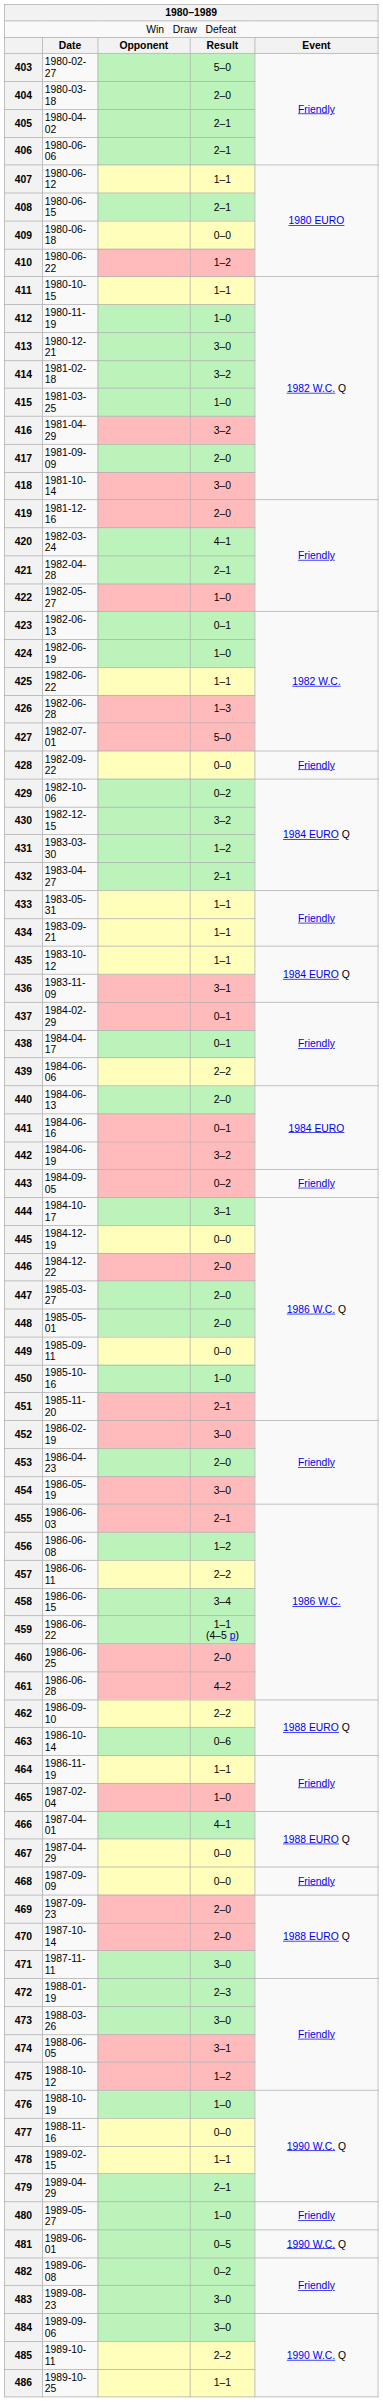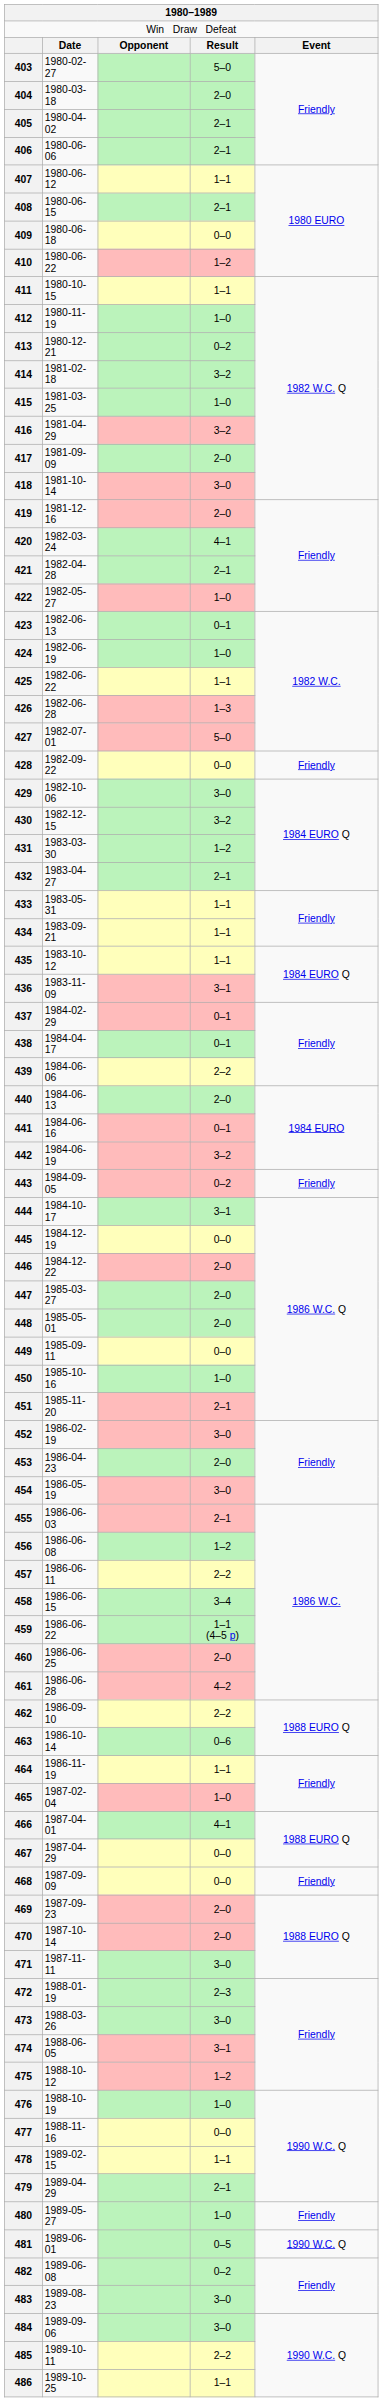(222, 347) 3–0 -> (222, 347) 0–2
(222, 793) 0–2 -> (222, 793) 3–0
